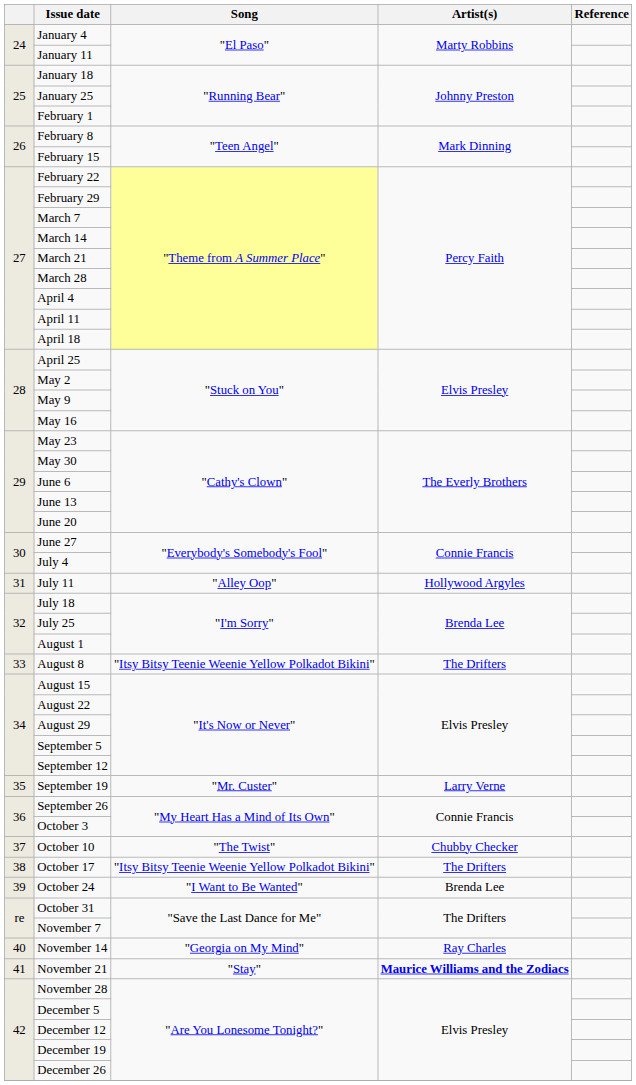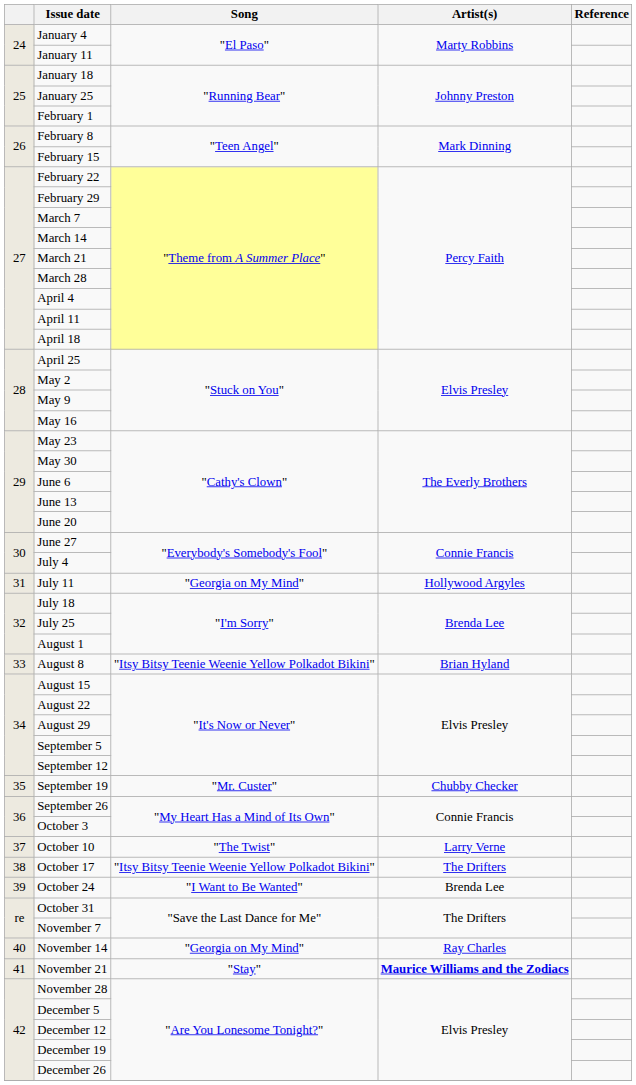(244, 583) "Alley Oop" -> (244, 583) "Georgia on My Mind"
(475, 664) The Drifters -> (475, 664) Brian Hyland
(475, 786) Larry Verne -> (475, 786) Chubby Checker
(475, 846) Chubby Checker -> (475, 846) Larry Verne
